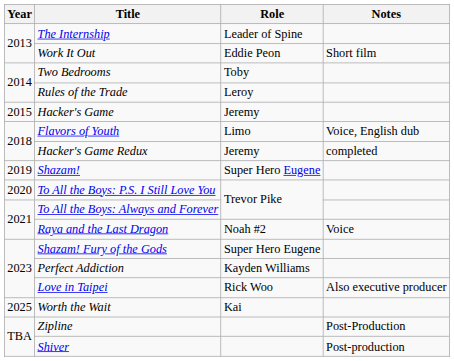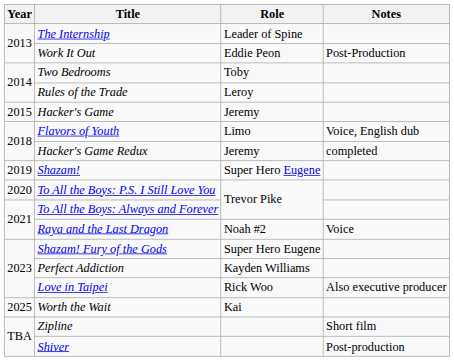(351, 53) Short film -> (366, 53) Post-Production
(366, 326) Post-Production -> (351, 326) Short film
